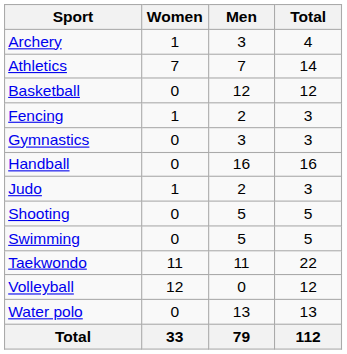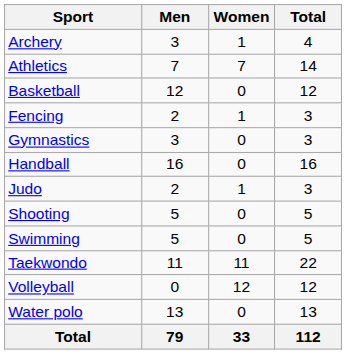columns swapped: (241, 17) <-> (175, 17)
